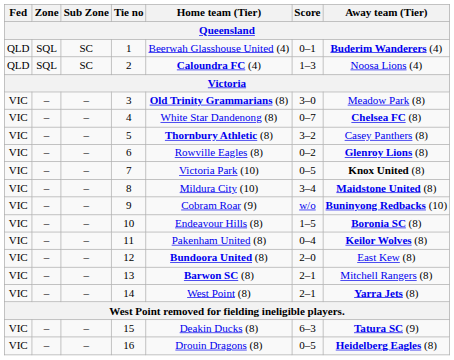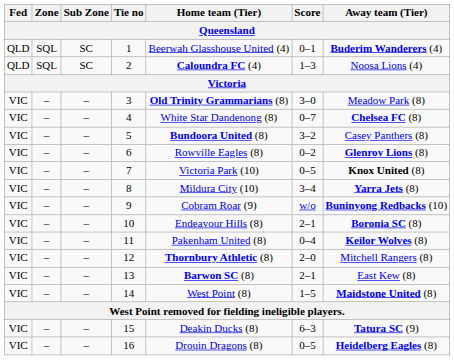(219, 135) Thornbury Athletic (8) -> (219, 135) Bundoora United (8)
(386, 188) Maidstone United (8) -> (386, 188) Yarra Jets (8)
(307, 223) 1–5 -> (307, 223) 2–1
(219, 258) Bundoora United (8) -> (219, 258) Thornbury Athletic (8)
(386, 258) East Kew (8) -> (386, 258) Mitchell Rangers (8)
(386, 275) Mitchell Rangers (8) -> (386, 275) East Kew (8)
(307, 293) 2–1 -> (307, 293) 1–5
(386, 293) Yarra Jets (8) -> (386, 293) Maidstone United (8)
